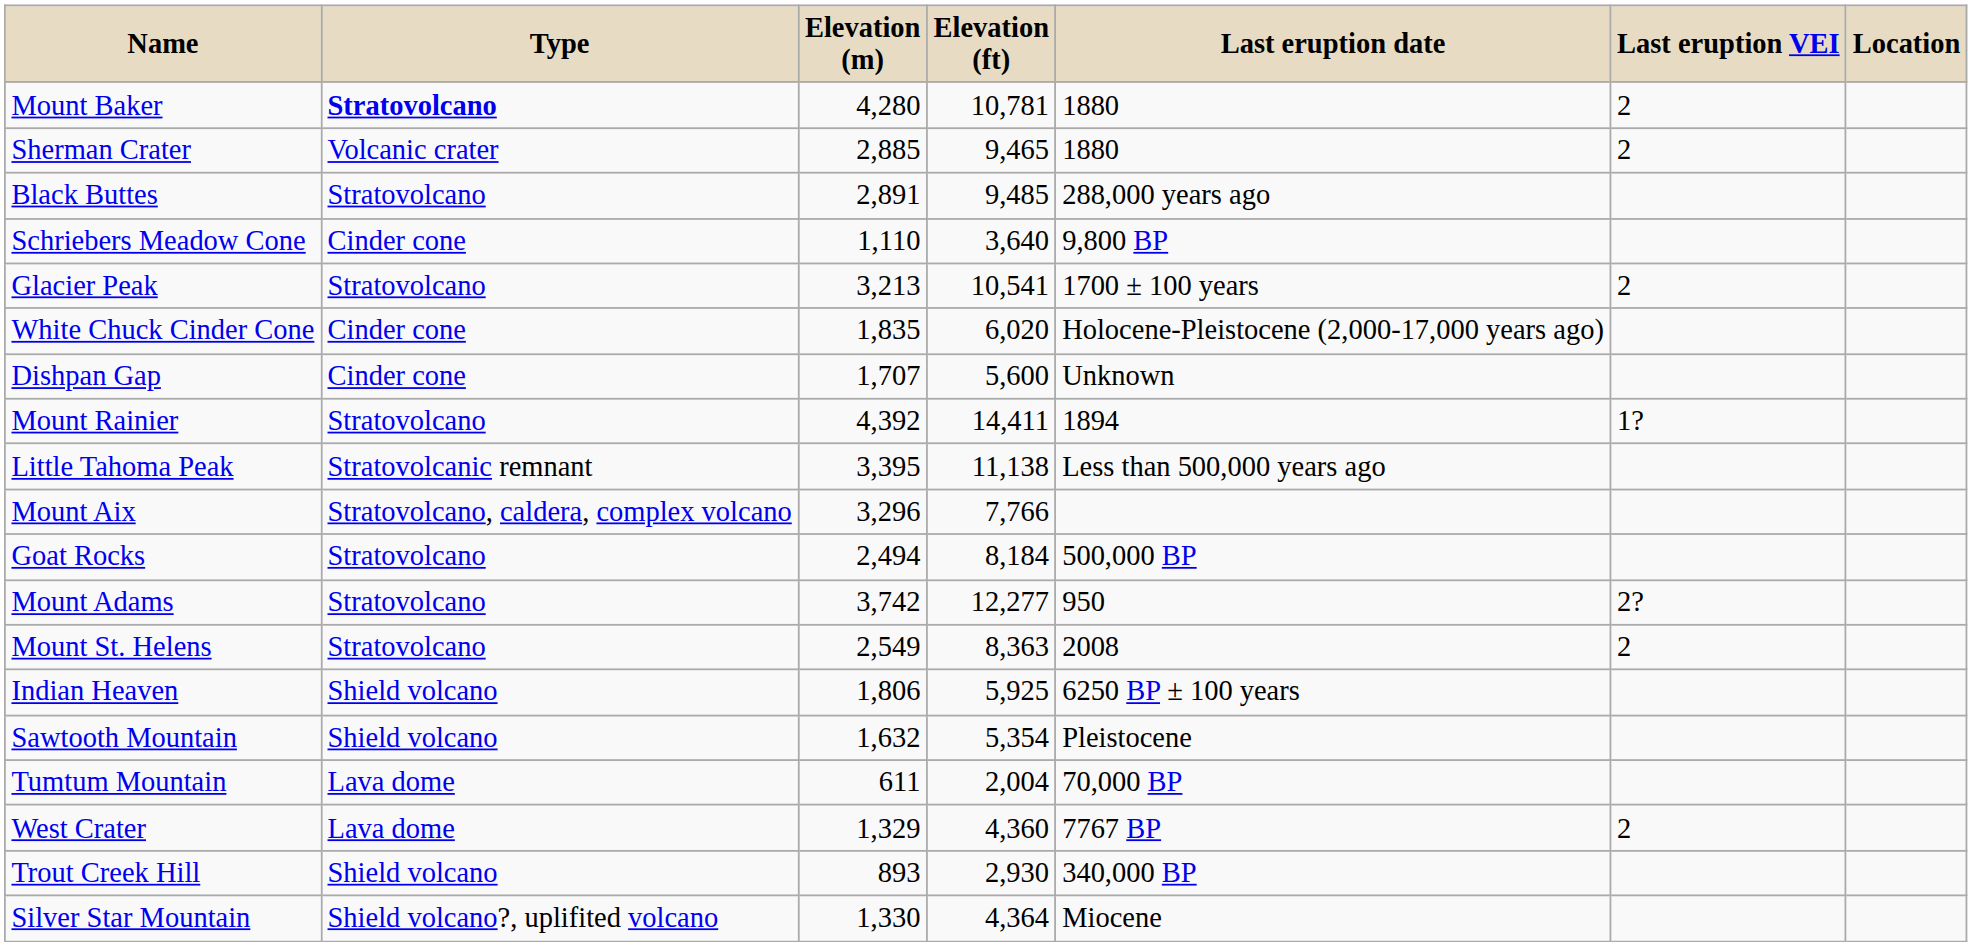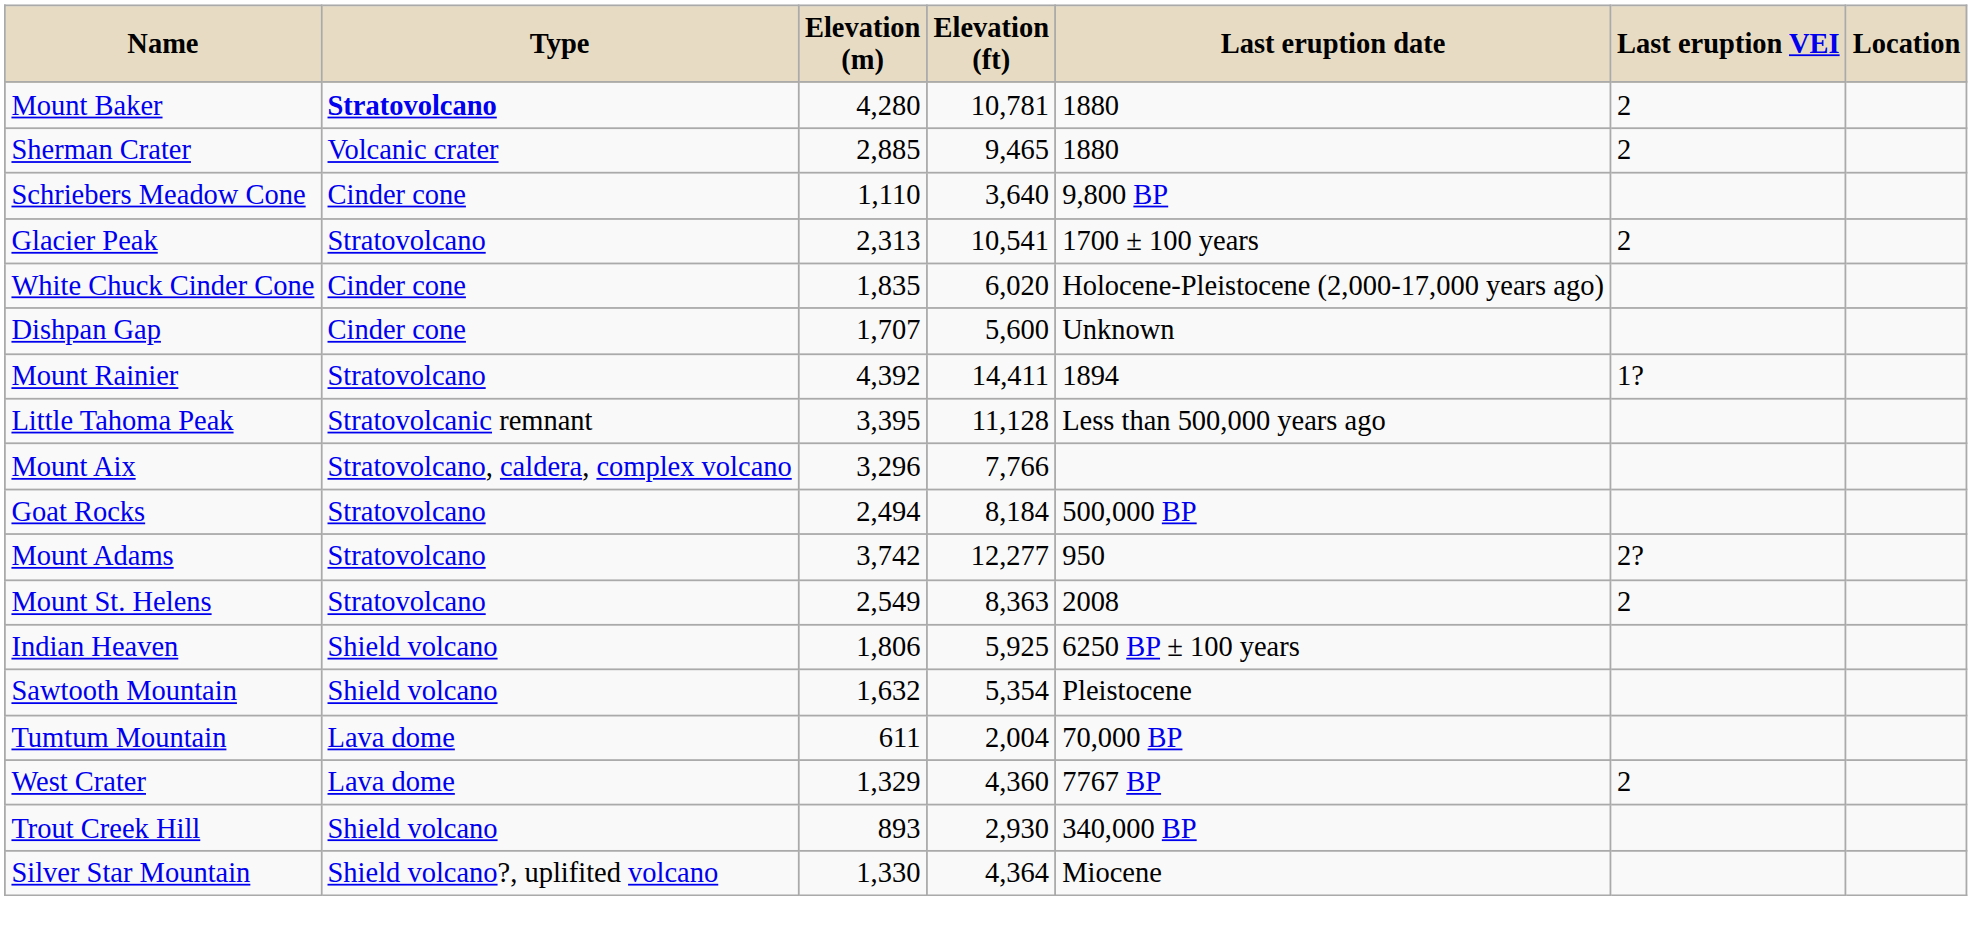- row: (85, 195)
(888, 285) 3,213 -> (888, 240) 2,313
(1010, 466) 11,138 -> (1010, 420) 11,128
